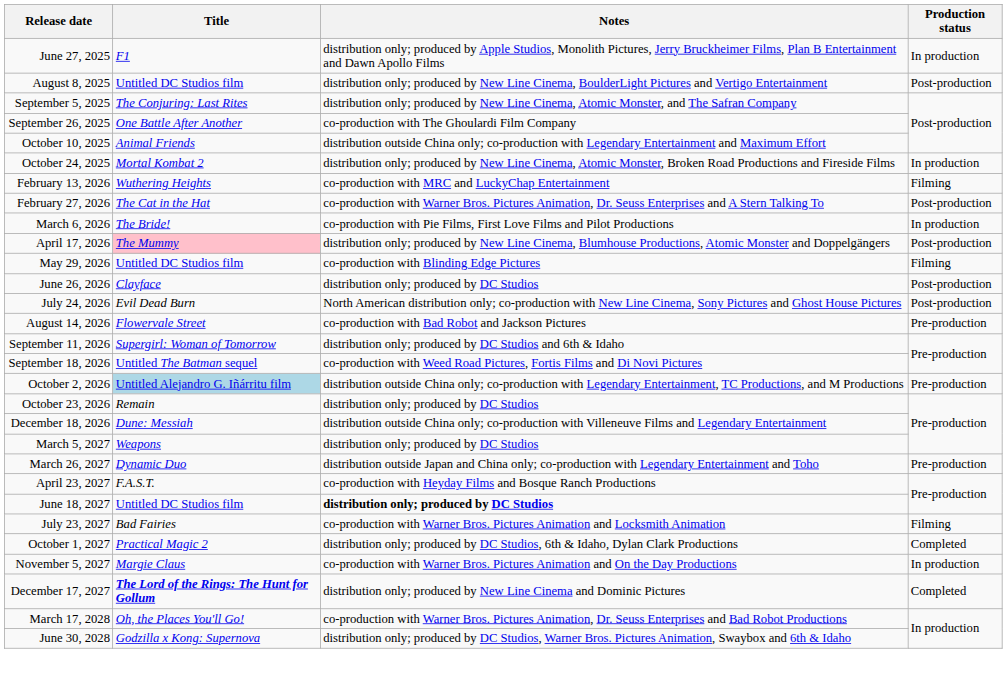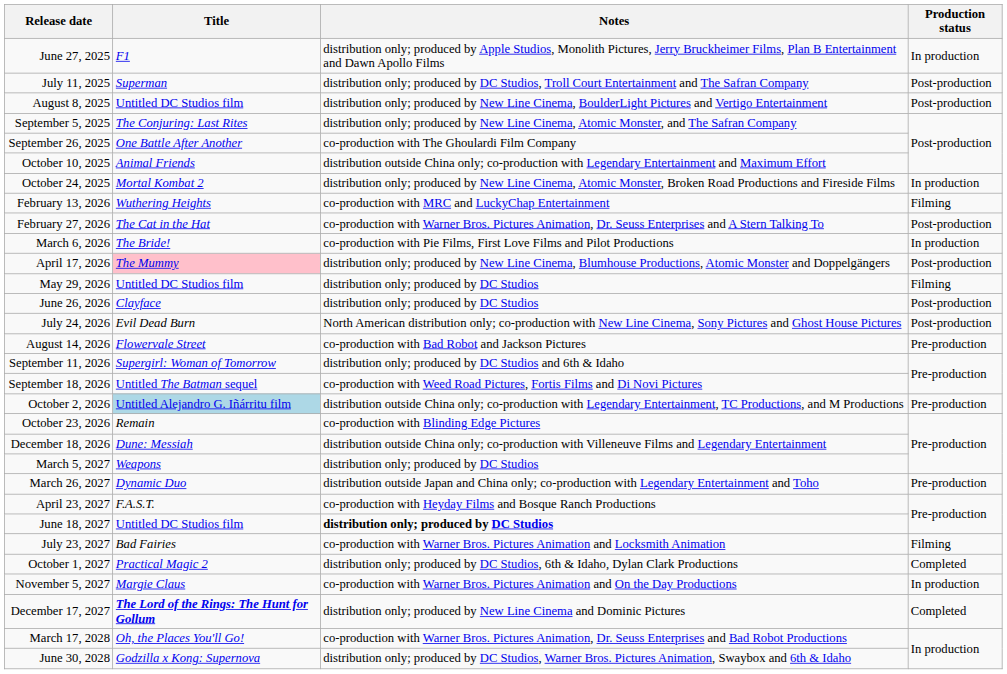+ row: (76, 83)
(432, 263) co-production with Blinding Edge Pictures -> (431, 283) distribution only; produced by DC Studios
(431, 403) distribution only; produced by DC Studios -> (432, 423) co-production with Blinding Edge Pictures
